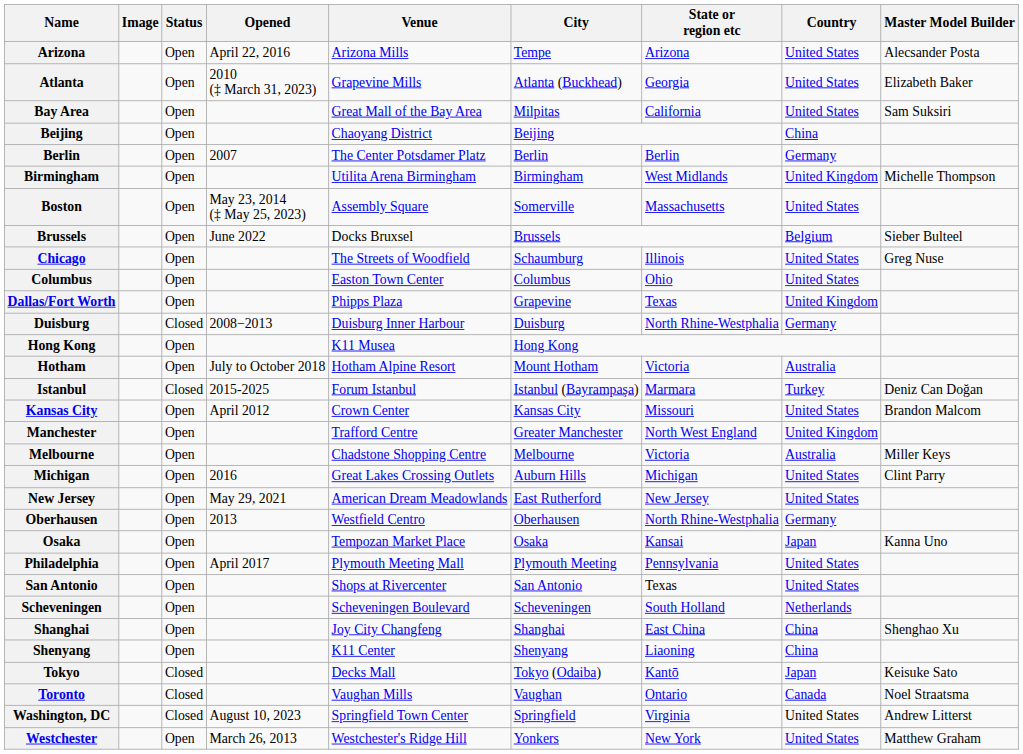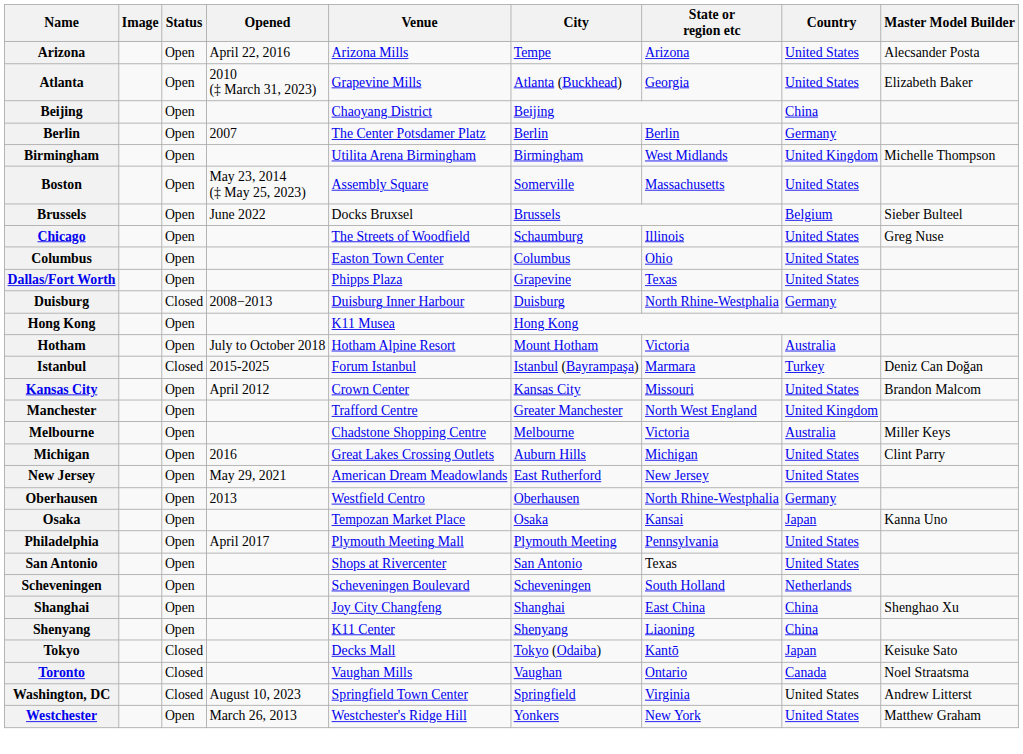- row: (62, 111)
(832, 301) United Kingdom -> (822, 280) United States
